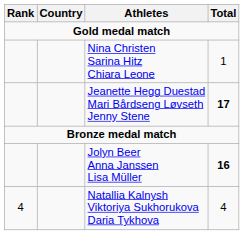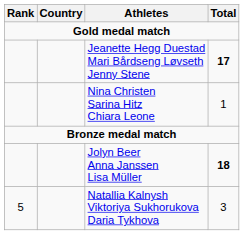rows swapped: (146, 104) <-> (122, 61)
(223, 165) 16 -> (223, 165) 18
(21, 208) 4 -> (21, 208) 5
(223, 208) 4 -> (223, 208) 3
